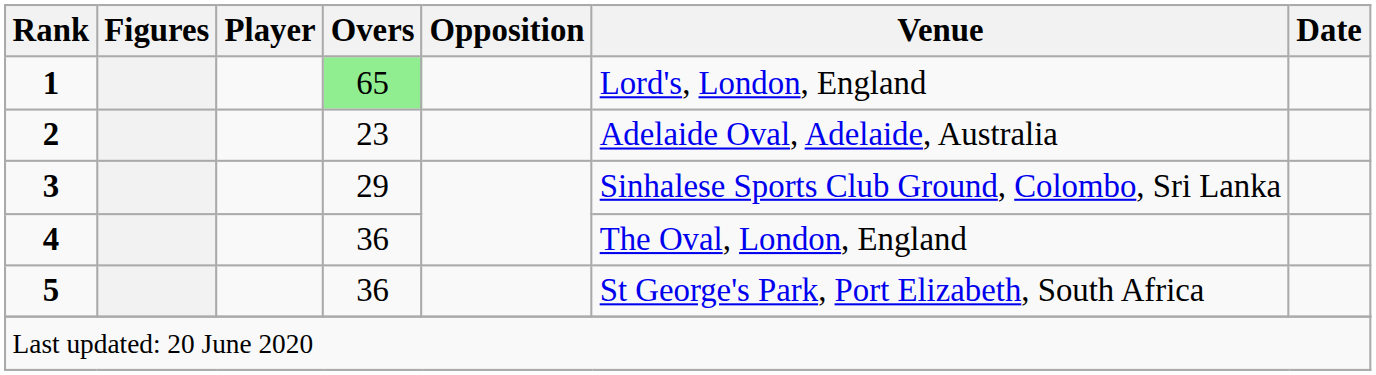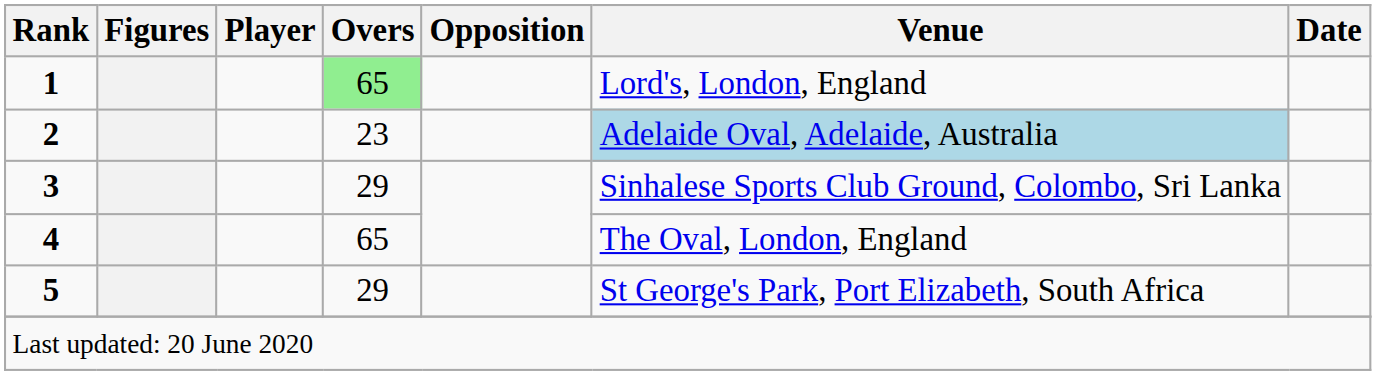(829, 134) no background -> (829, 134) lightblue background
(373, 238) 36 -> (373, 238) 65
(373, 290) 36 -> (373, 290) 29
